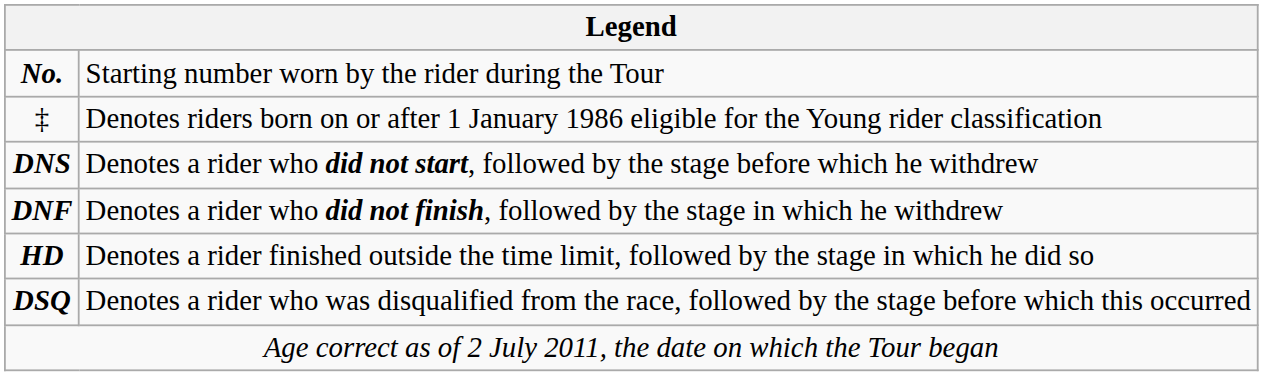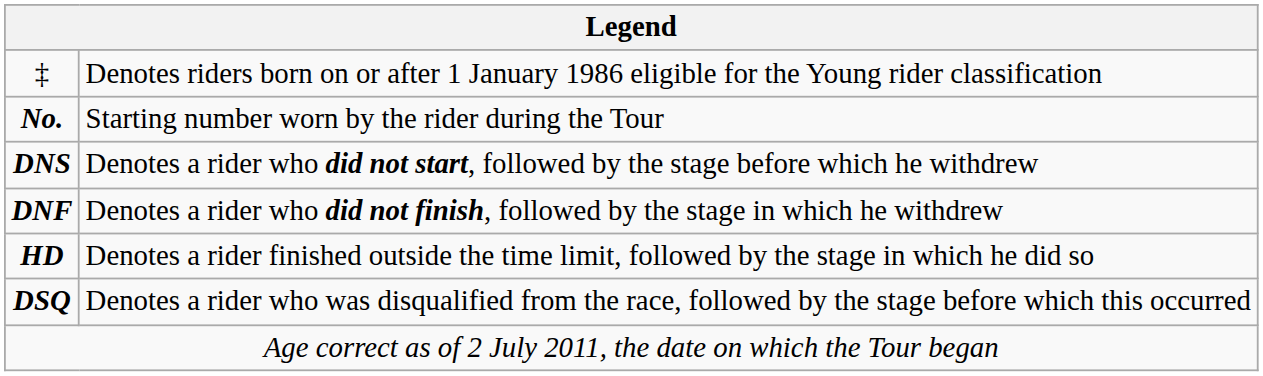rows swapped: (42, 73) <-> (42, 118)
